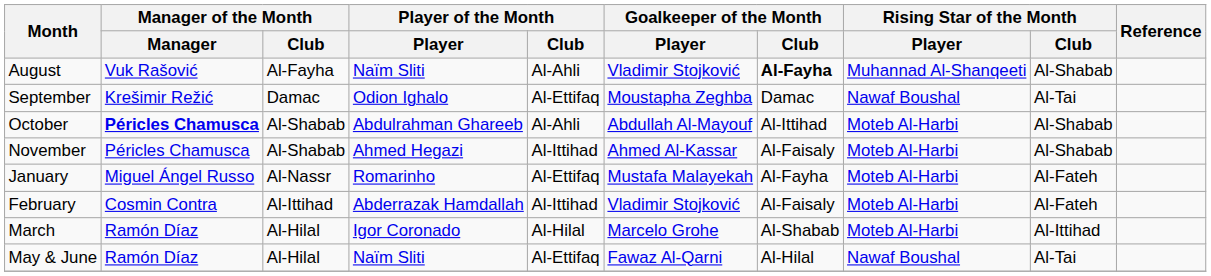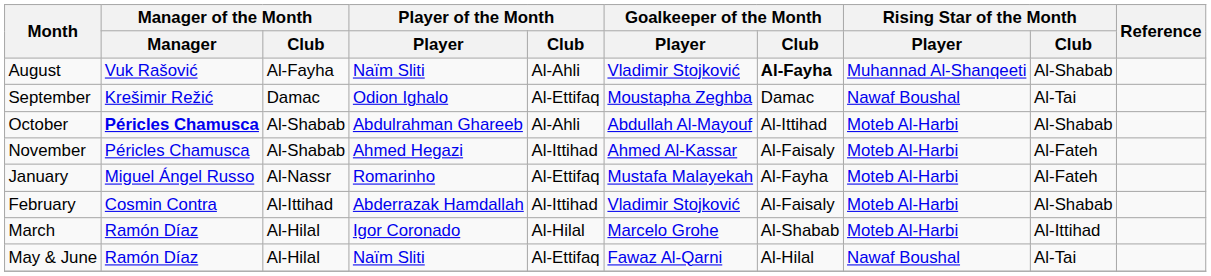(1073, 151) Al-Shabab -> (1066, 151) Al-Fateh
(1066, 204) Al-Fateh -> (1073, 204) Al-Shabab
